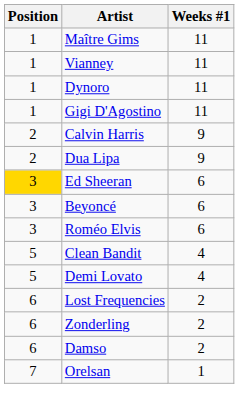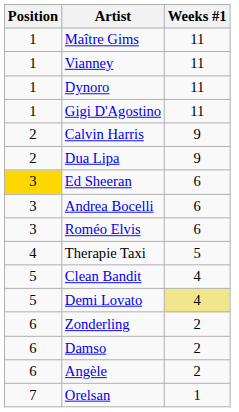- row: (90, 205)
+ row: (109, 205)
+ row: (105, 252)
(201, 276) no background -> (197, 299) khaki background
- row: (115, 299)
+ row: (86, 370)
